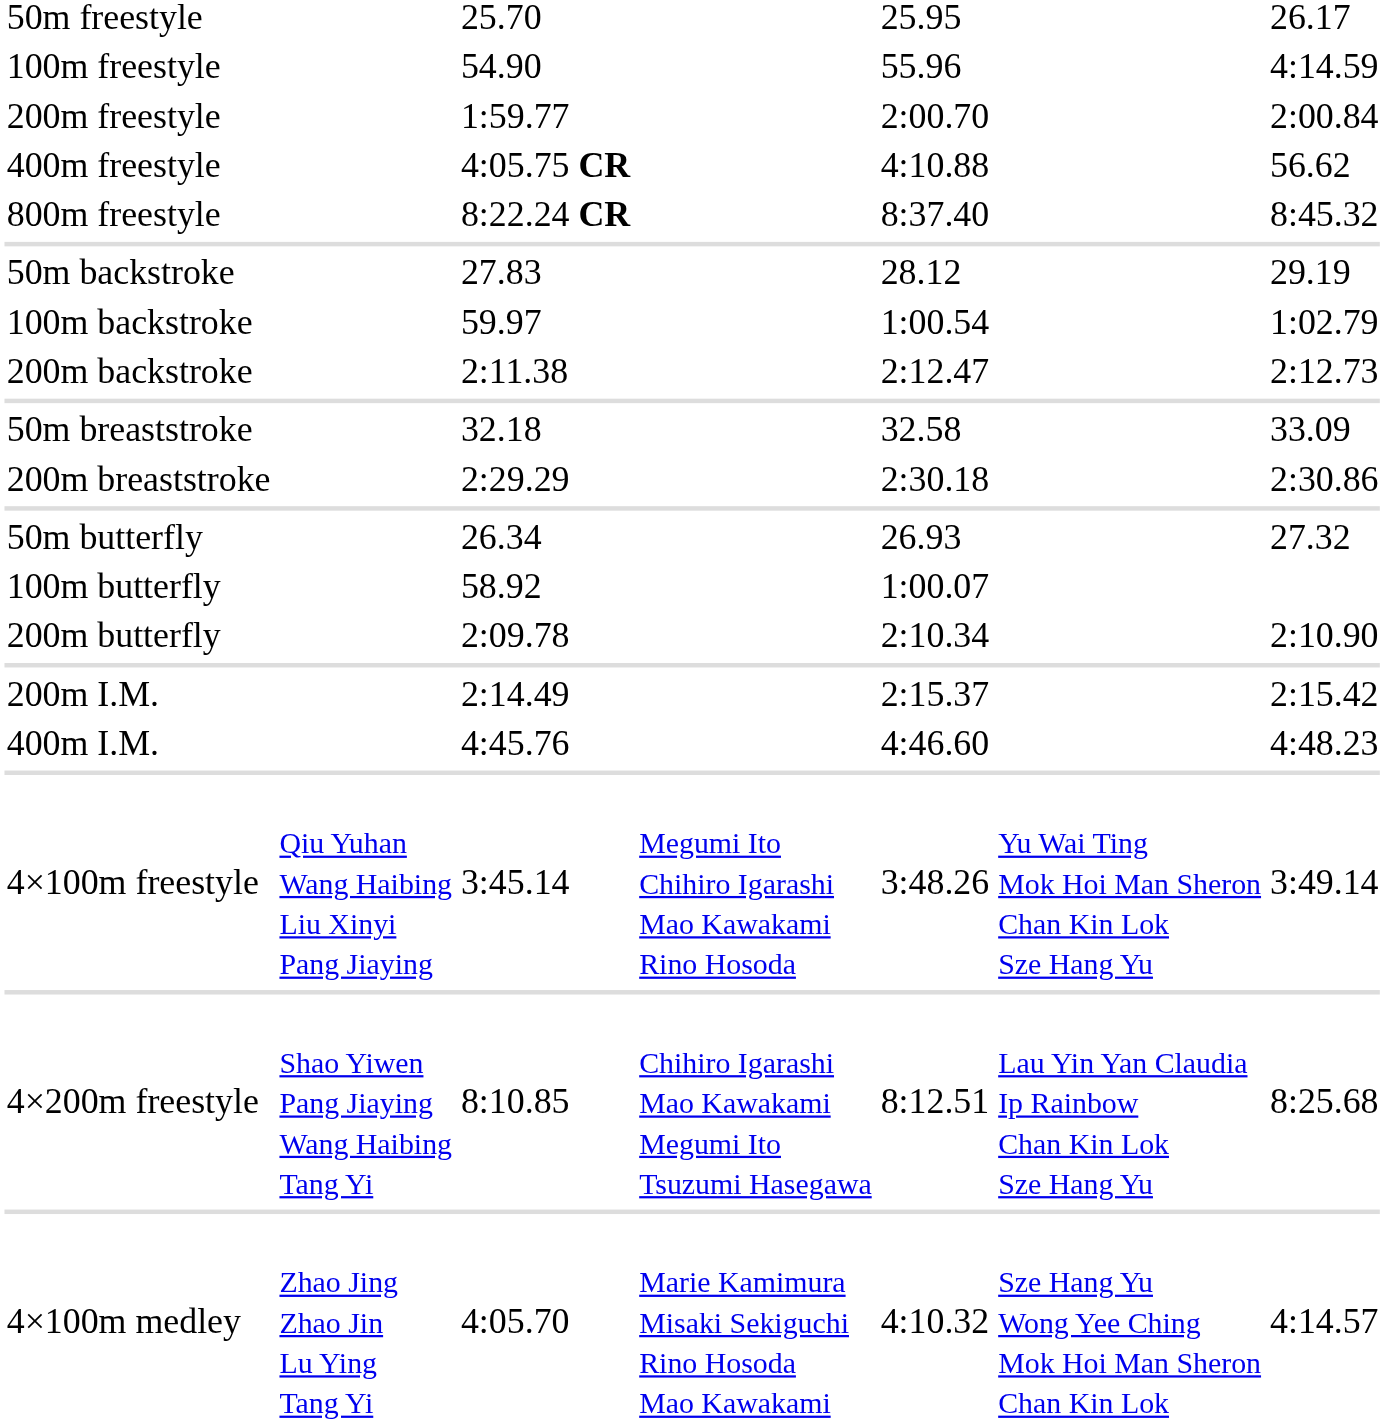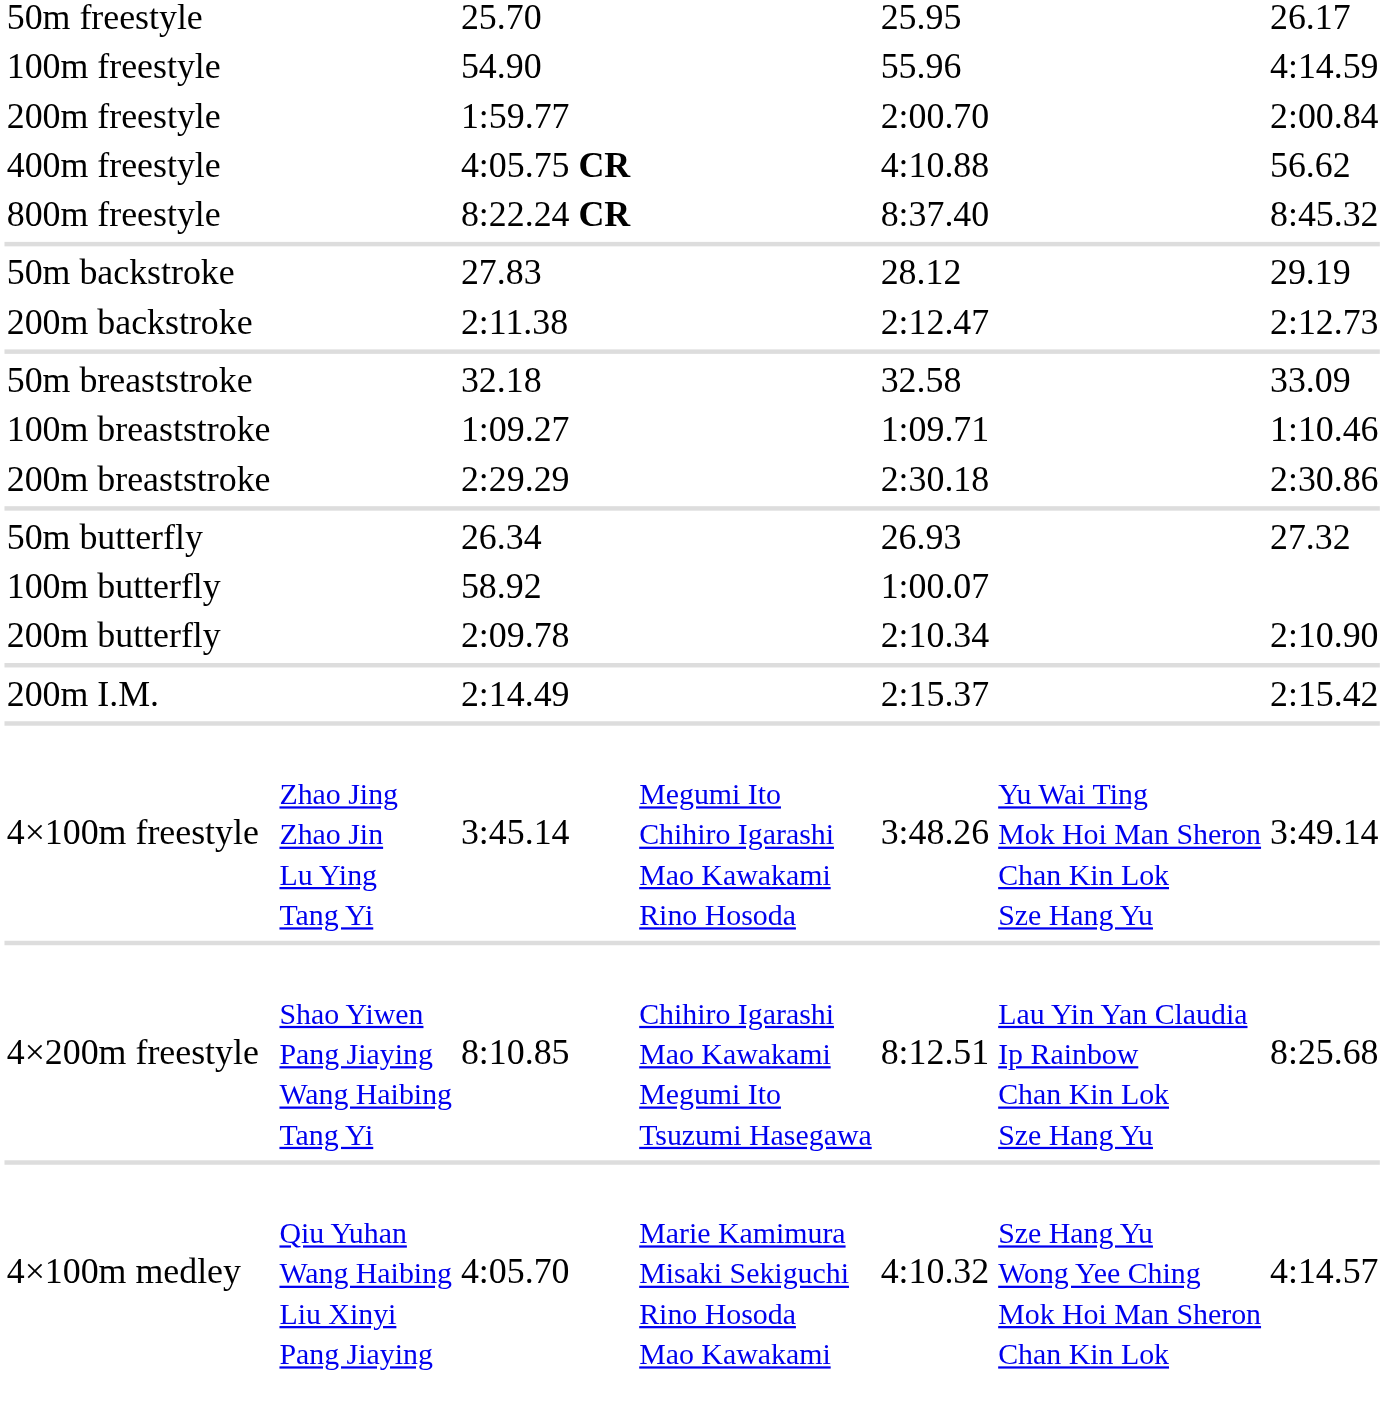- row: (130, 321)
+ row: (139, 429)
- row: (83, 743)
(366, 904) Qiu Yuhan Wang Haibing Liu Xinyi Pang Jiaying -> (339, 855) Zhao Jing Zhao Jin Lu Ying Tang Yi
(339, 1343) Zhao Jing Zhao Jin Lu Ying Tang Yi -> (366, 1294) Qiu Yuhan Wang Haibing Liu Xinyi Pang Jiaying
